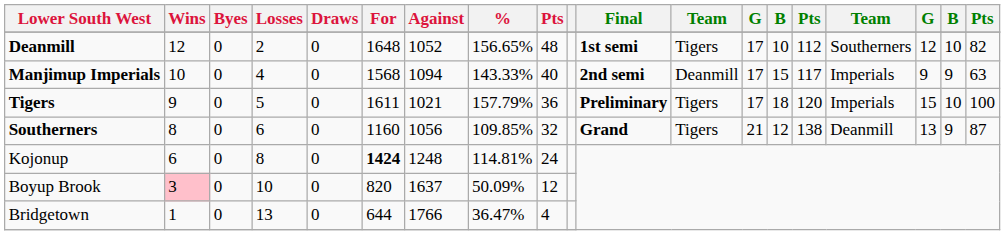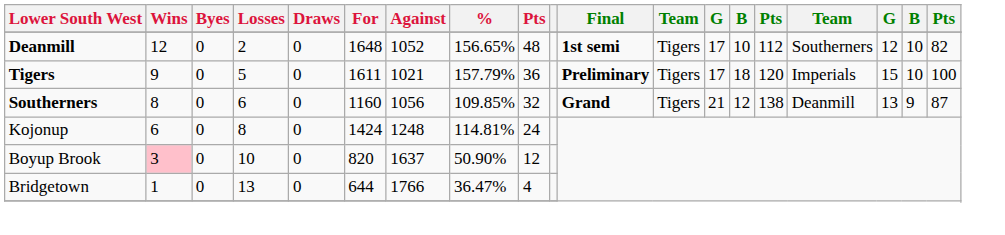- row: (84, 74)
(383, 158) bold -> (365, 130) normal
(498, 186) 50.09% -> (480, 158) 50.90%
